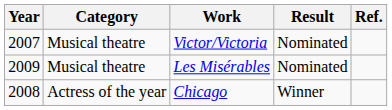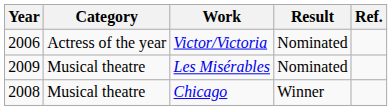(24, 42) 2007 -> (24, 42) 2006
(96, 42) Musical theatre -> (107, 42) Actress of the year
(107, 92) Actress of the year -> (96, 92) Musical theatre
